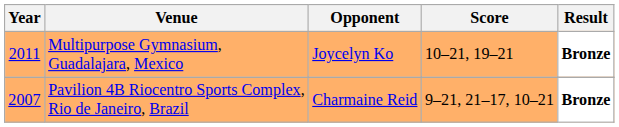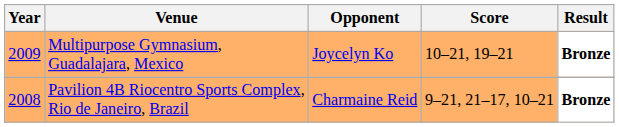(24, 54) 2011 -> (24, 54) 2009
(24, 99) 2007 -> (24, 99) 2008
